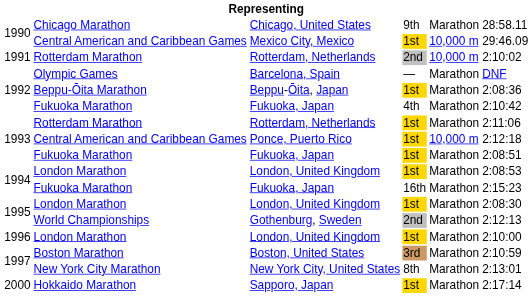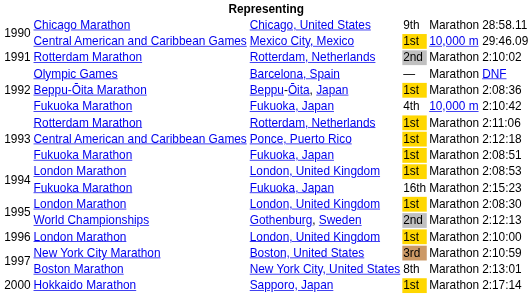(454, 57) 10,000 m -> (454, 57) Marathon
(454, 106) Marathon -> (454, 106) 10,000 m
(454, 139) 10,000 m -> (454, 139) Marathon
(79, 253) Boston Marathon -> (97, 253) New York City Marathon
(97, 269) New York City Marathon -> (79, 269) Boston Marathon
